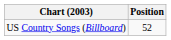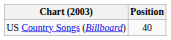(147, 27) 52 -> (147, 27) 40
